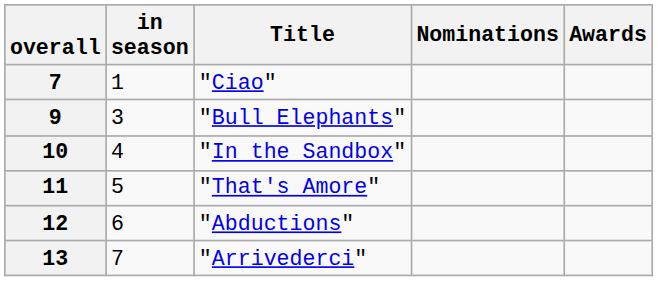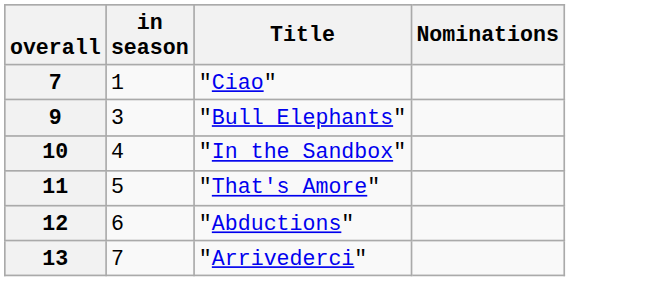- column: (608, 35)
